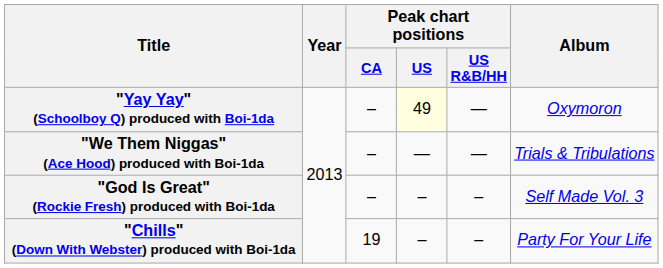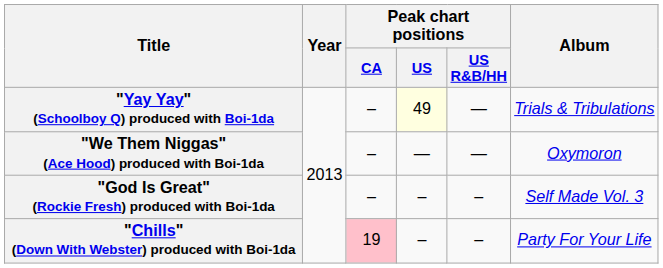(584, 109) Oxymoron -> (584, 109) Trials & Tribulations
(584, 153) Trials & Tribulations -> (584, 153) Oxymoron
(371, 240) no background -> (371, 240) pink background
